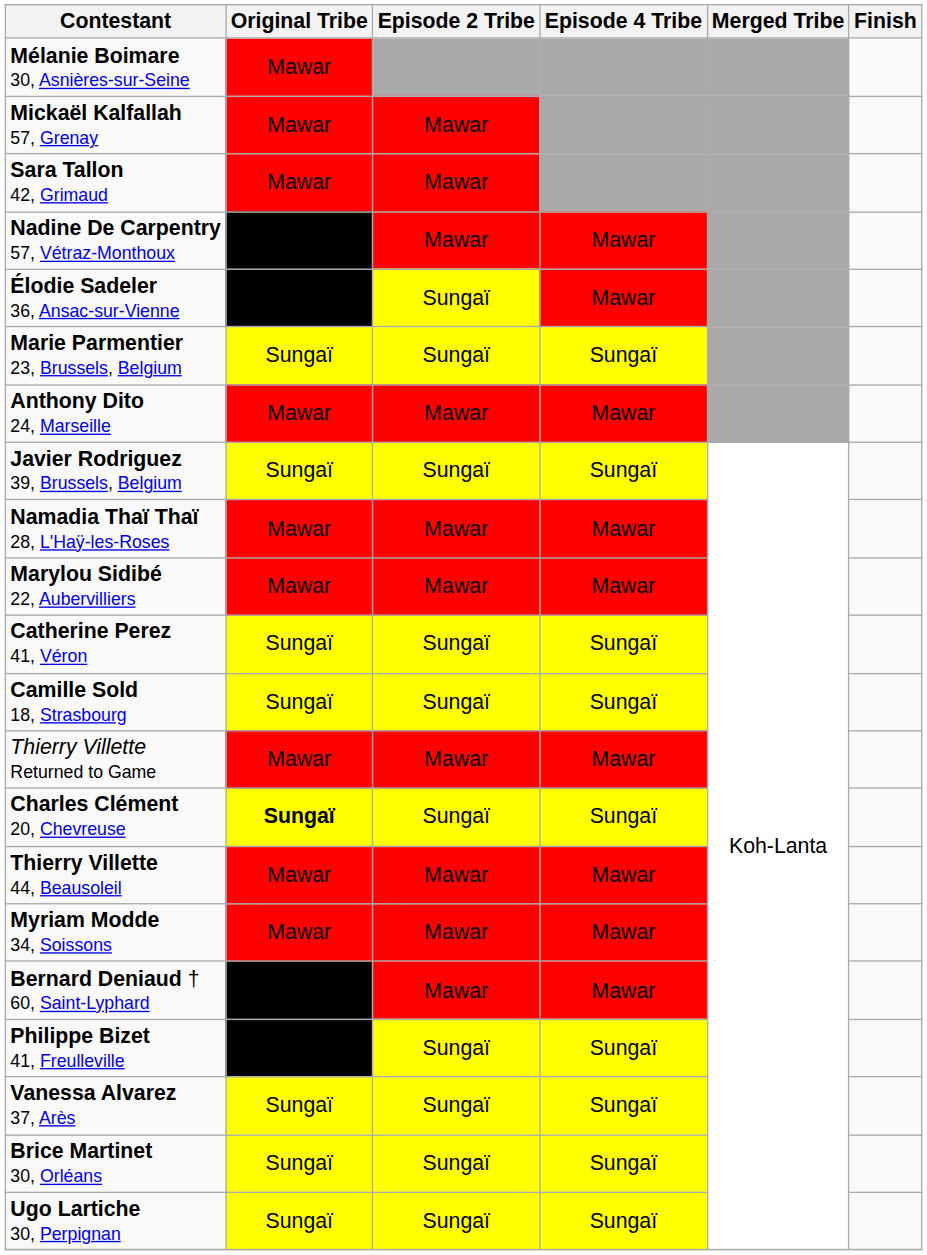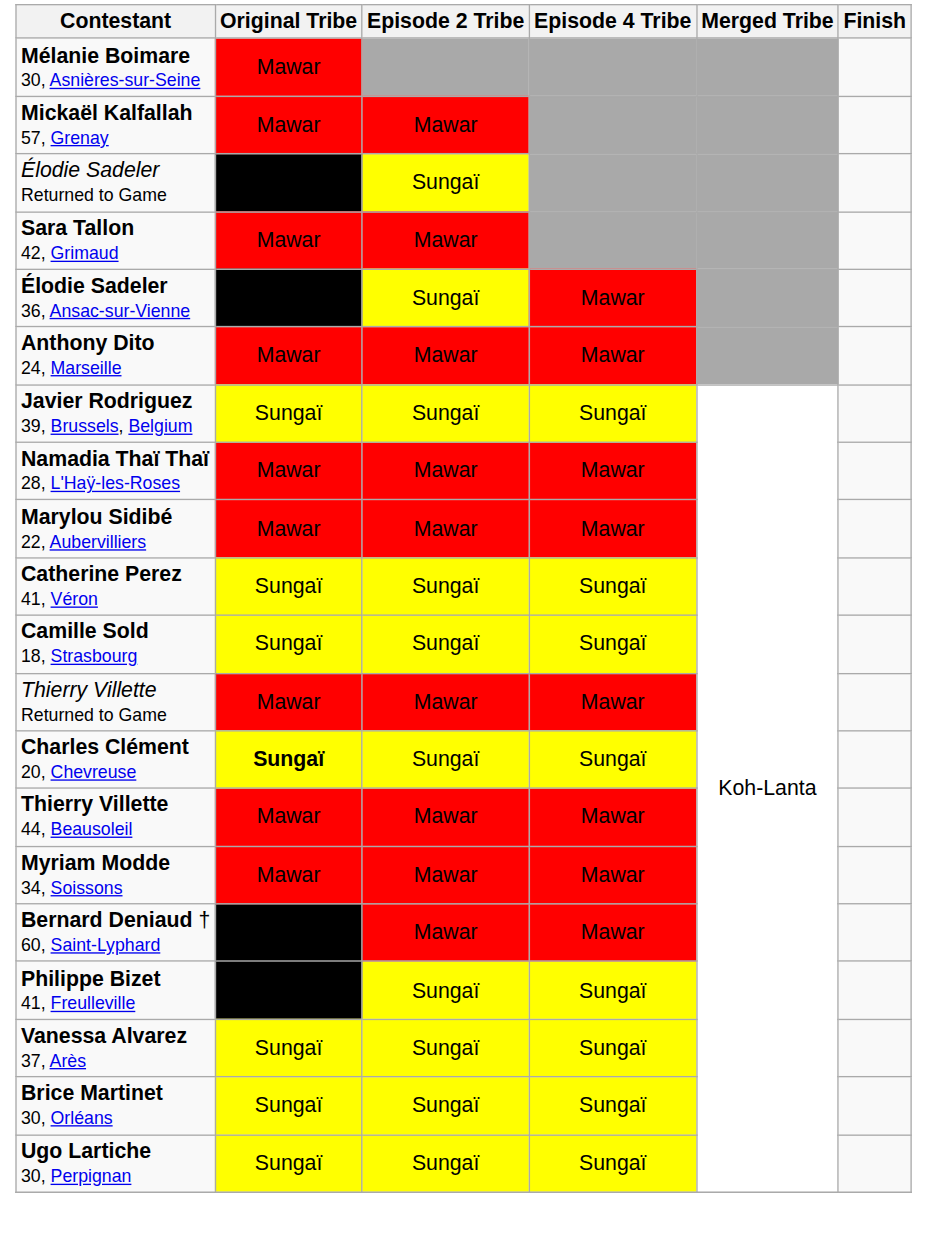+ row: (94, 182)
- row: (116, 240)
- row: (97, 355)
